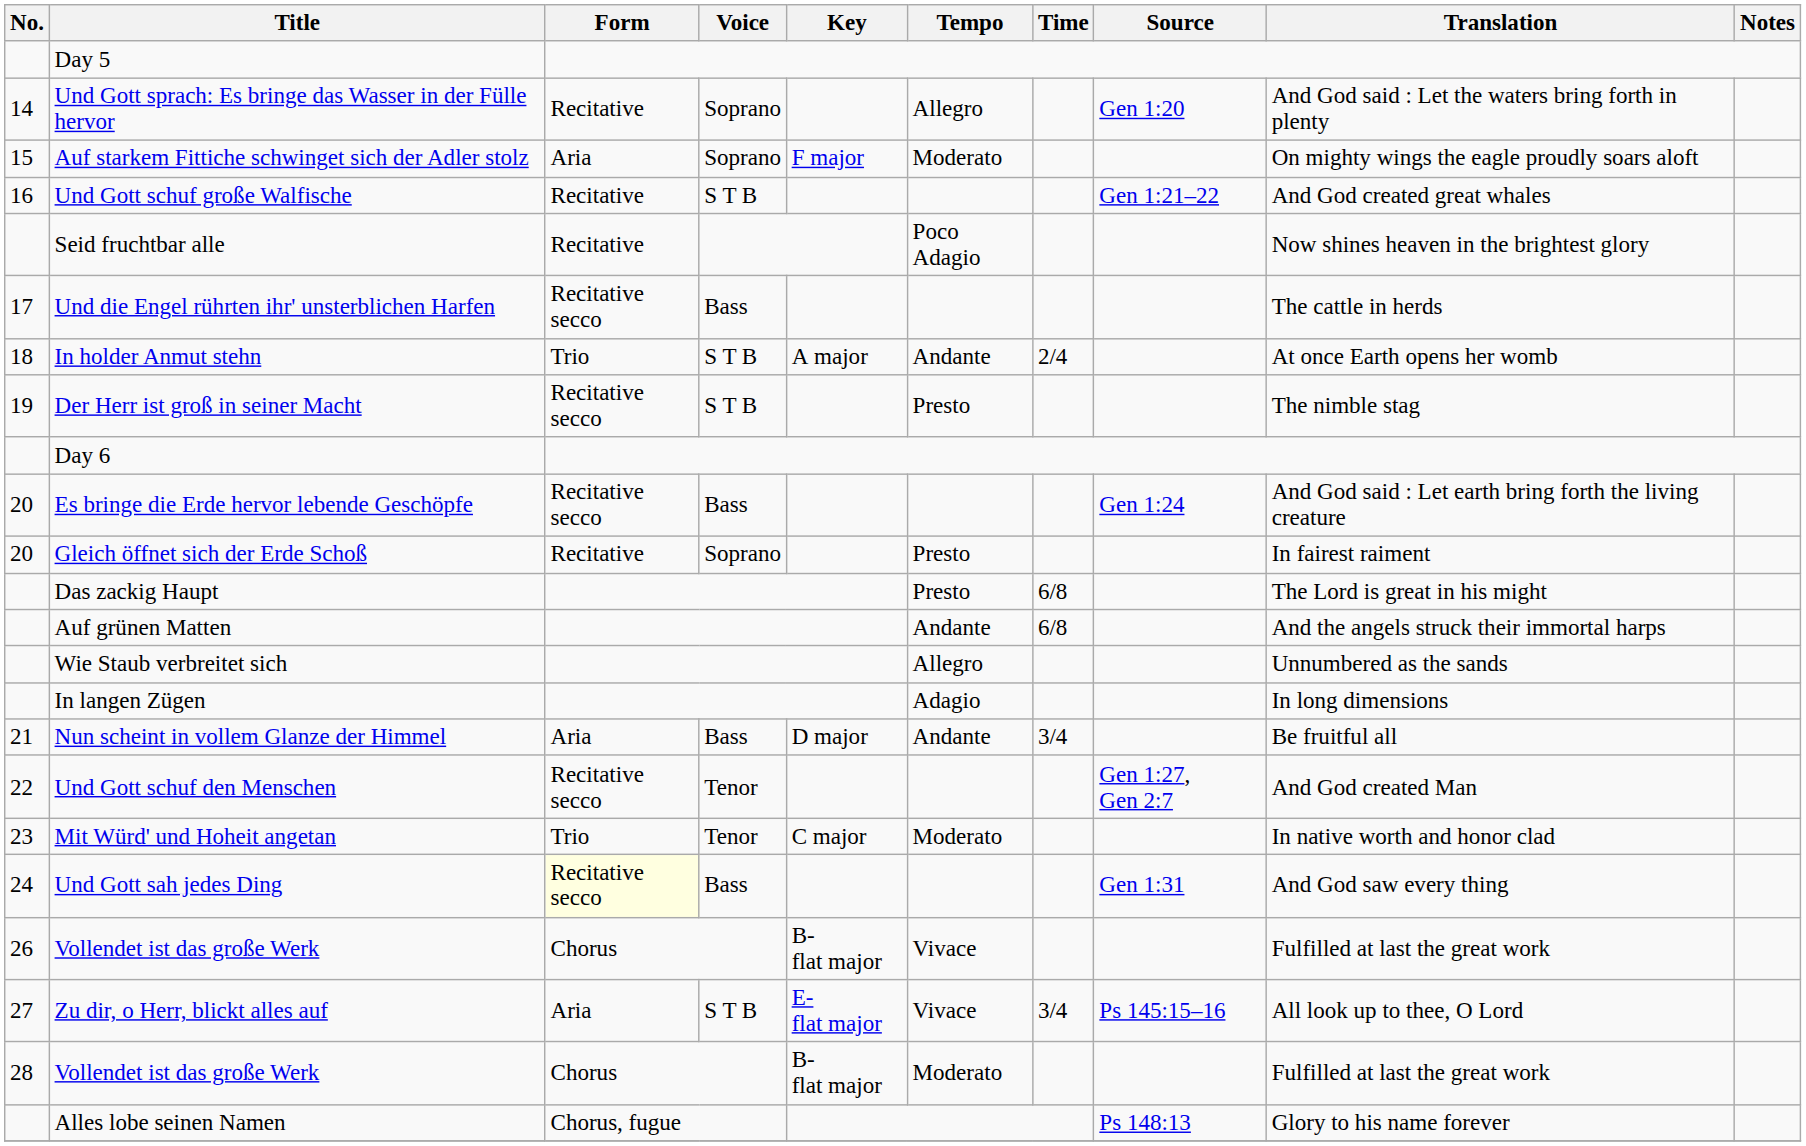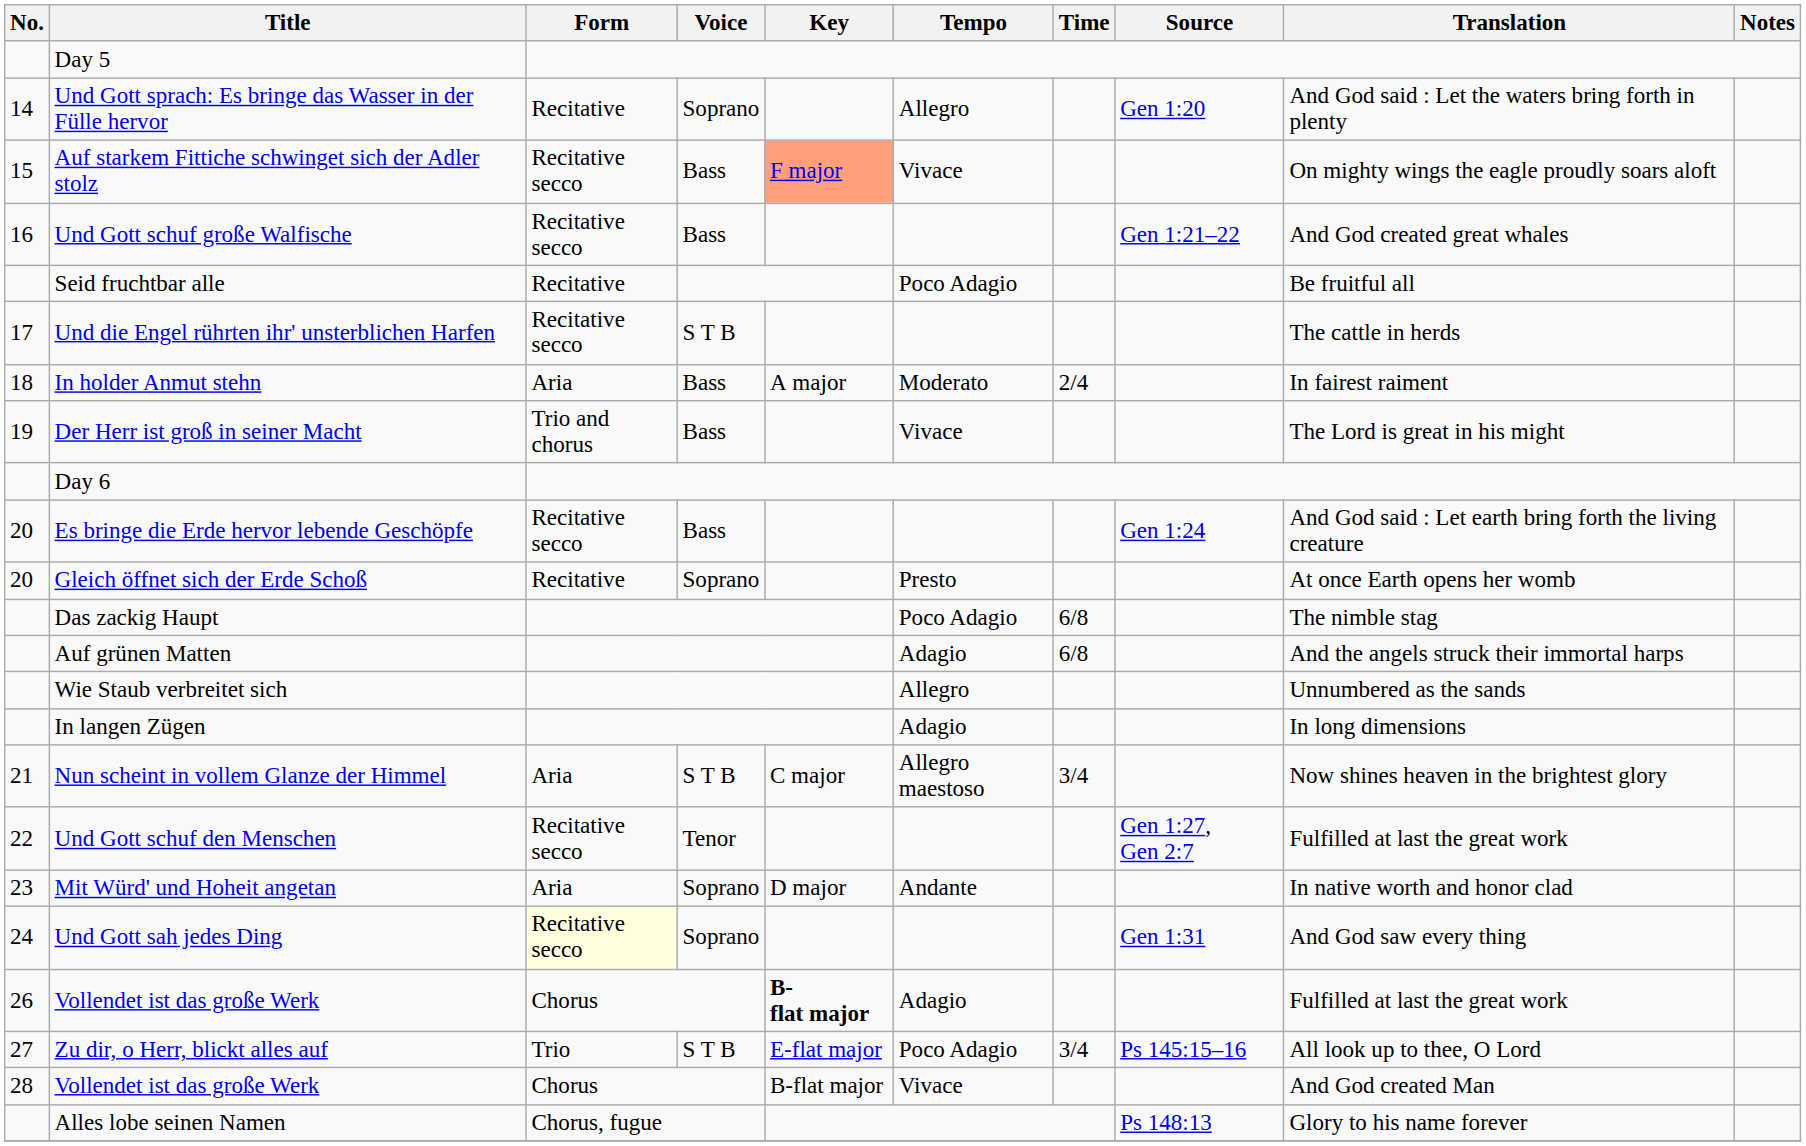(571, 158) Aria -> (578, 171) Recitative secco
(743, 158) Soprano -> (704, 171) Bass
(828, 158) no background -> (806, 171) lightsalmon background
(957, 158) Moderato -> (931, 171) Vivace
(597, 194) Recitative -> (578, 233) Recitative secco
(731, 194) S T B -> (704, 233) Bass
(1460, 244) Now shines heaven in the brightest glory -> (1352, 283) Be fruitful all
(726, 306) Bass -> (709, 332) S T B
(570, 356) Trio -> (552, 382) Aria
(731, 356) S T B -> (704, 382) Bass
(952, 356) Andante -> (944, 382) Moderato
(1415, 356) At once Earth opens her womb -> (1369, 382) In fairest raiment
(597, 405) Recitative secco -> (570, 431) Trio and chorus
(731, 405) S T B -> (704, 431) Bass
(941, 405) Presto -> (931, 431) Vivace
(1346, 405) The nimble stag -> (1427, 431) The Lord is great in his might
(1351, 554) In fairest raiment -> (1432, 580) At once Earth opens her womb
(941, 590) Presto -> (958, 616) Poco Adagio
(1409, 590) The Lord is great in his might -> (1364, 616) The nimble stag
(952, 627) Andante -> (933, 653) Adagio
(726, 737) Bass -> (709, 775) S T B
(830, 737) D major -> (807, 775) C major
(952, 737) Andante -> (942, 775) Allegro maestoso
(1334, 737) Be fruitful all -> (1478, 775) Now shines heaven in the brightest glory
(1374, 786) And God created Man -> (1429, 838) Fulfilled at last the great work
(570, 836) Trio -> (552, 887) Aria
(731, 836) Tenor -> (721, 887) Soprano
(829, 836) C major -> (808, 887) D major
(957, 836) Moderato -> (938, 887) Andante
(726, 885) Bass -> (721, 937) Soprano
(837, 947) normal -> (820, 999) bold
(945, 947) Vivace -> (933, 999) Adagio
(571, 1010) Aria -> (551, 1049) Trio
(945, 1010) Vivace -> (958, 1049) Poco Adagio
(957, 1072) Moderato -> (931, 1085) Vivace
(1411, 1072) Fulfilled at last the great work -> (1392, 1085) And God created Man
